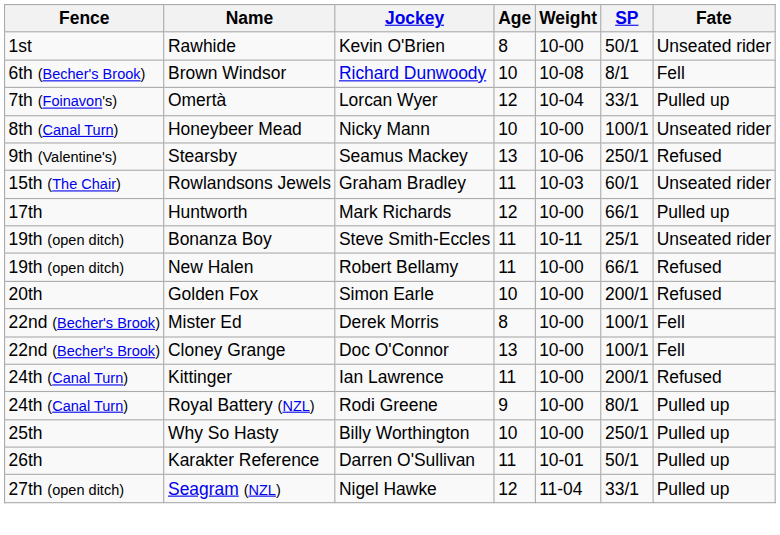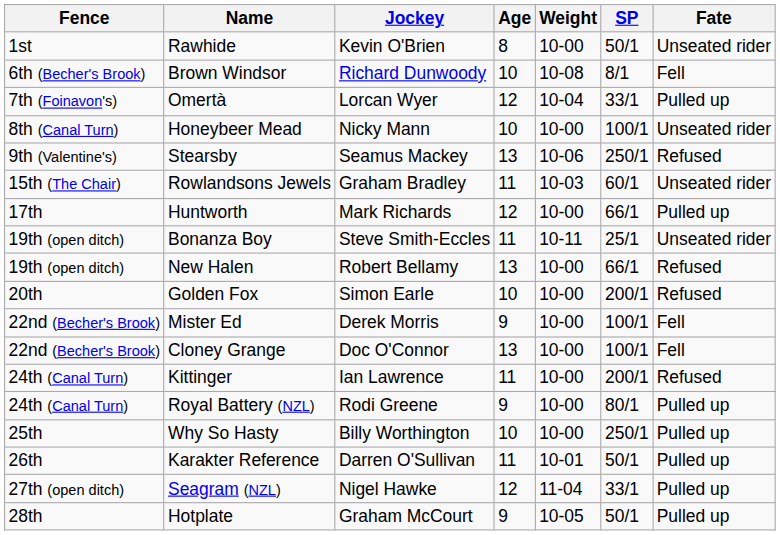(507, 267) 11 -> (508, 267) 13
(503, 322) 8 -> (503, 322) 9
+ row: (201, 516)
